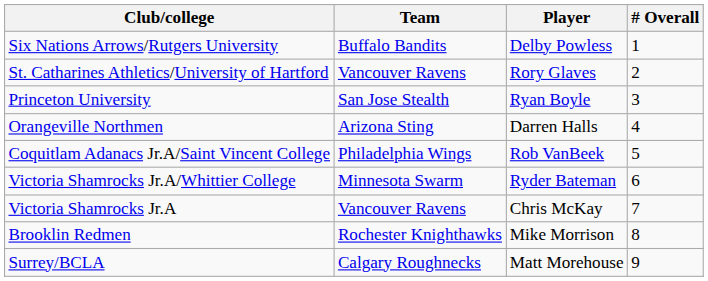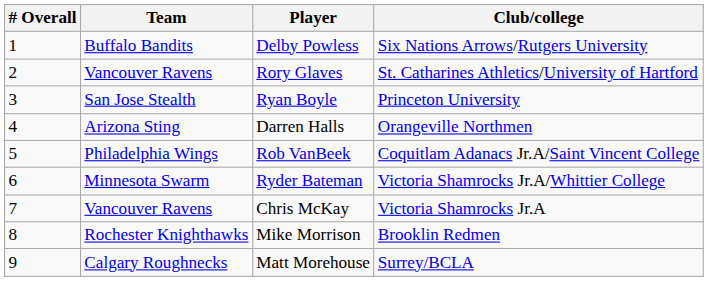columns swapped: (665, 18) <-> (169, 18)
